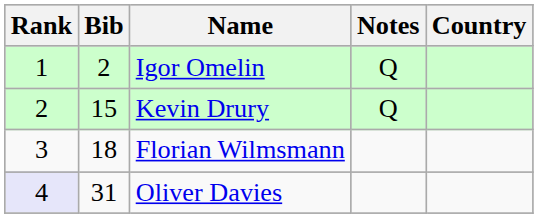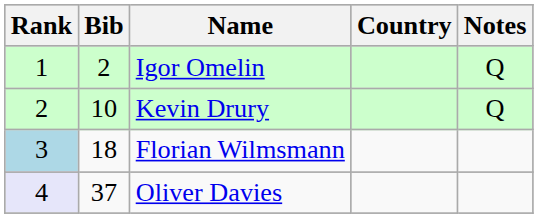columns swapped: (479, 25) <-> (388, 25)
(104, 108) 15 -> (104, 108) 10
(41, 150) no background -> (41, 150) lightblue background
(104, 191) 31 -> (104, 191) 37
